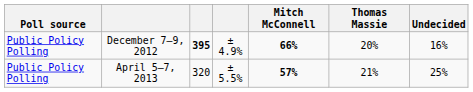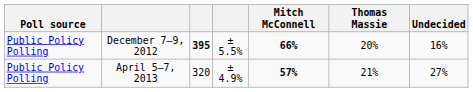(230, 46) ± 4.9% -> (230, 46) ± 5.5%
(230, 73) ± 5.5% -> (230, 73) ± 4.9%
(439, 73) 25% -> (439, 73) 27%
